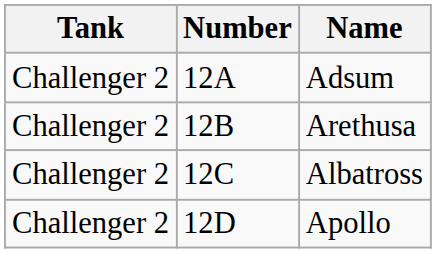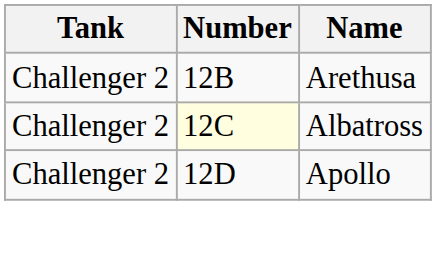- row: (350, 77)
(209, 174) no background -> (209, 125) lightyellow background
